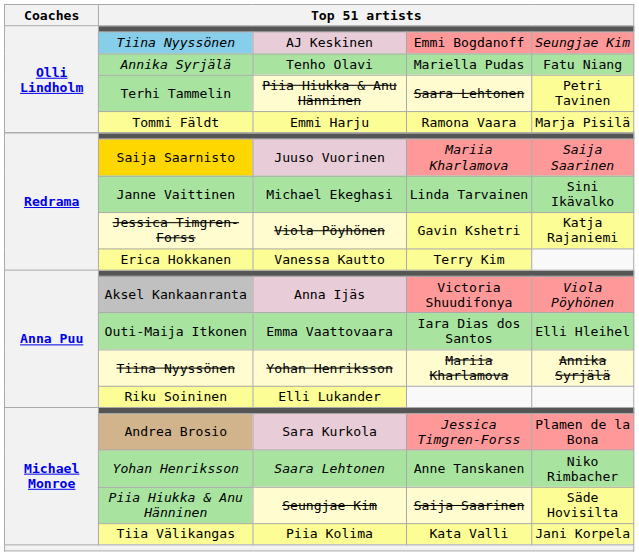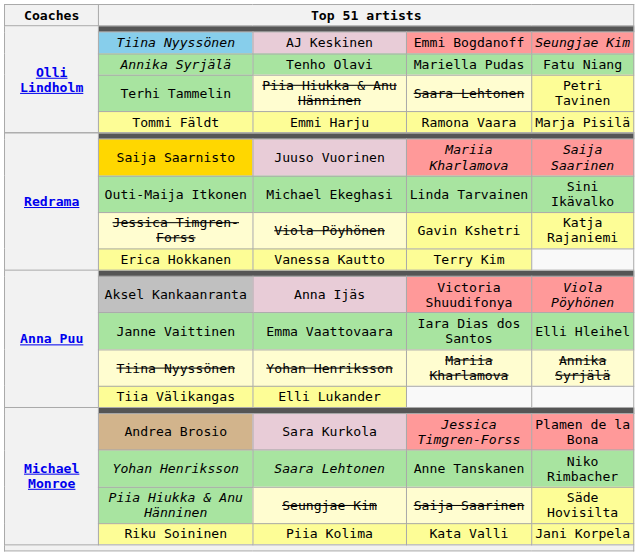(176, 194) Janne Vaittinen -> (176, 194) Outi-Maija Itkonen
(176, 331) Outi-Maija Itkonen -> (176, 331) Janne Vaittinen
(176, 397) Riku Soininen -> (176, 397) Tiia Välikangas
(176, 534) Tiia Välikangas -> (176, 534) Riku Soininen
